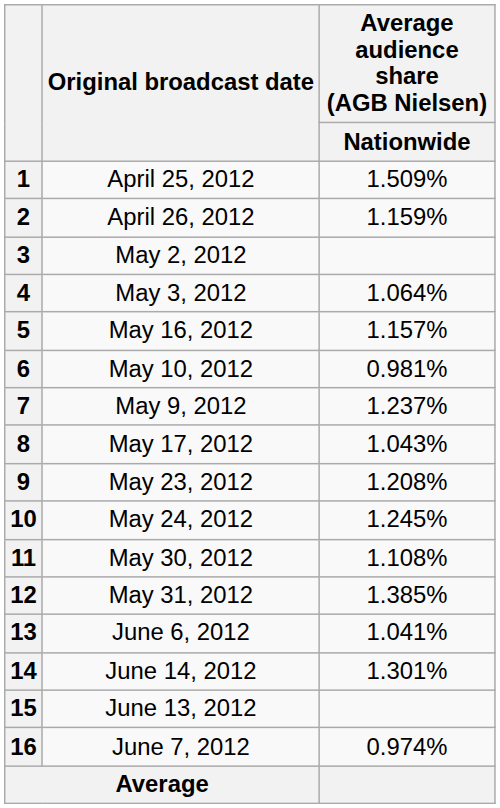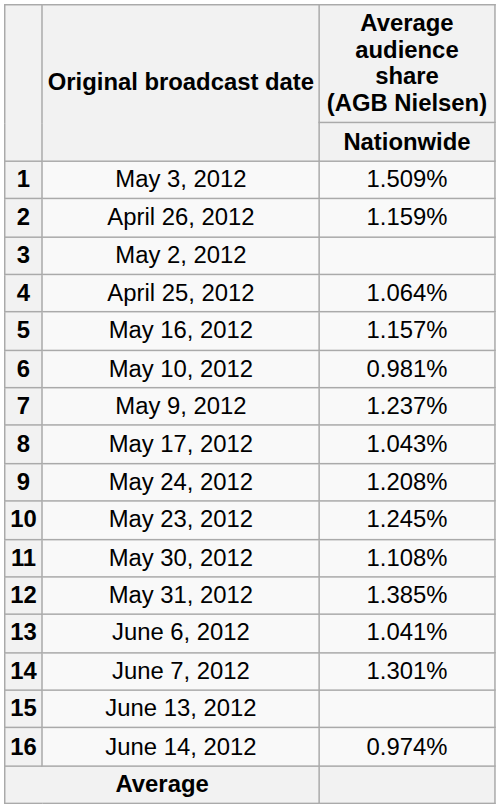(181, 179) April 25, 2012 -> (181, 179) May 3, 2012
(181, 292) May 3, 2012 -> (181, 292) April 25, 2012
(181, 481) May 23, 2012 -> (181, 481) May 24, 2012
(181, 519) May 24, 2012 -> (181, 519) May 23, 2012
(181, 670) June 14, 2012 -> (181, 670) June 7, 2012
(181, 746) June 7, 2012 -> (181, 746) June 14, 2012
